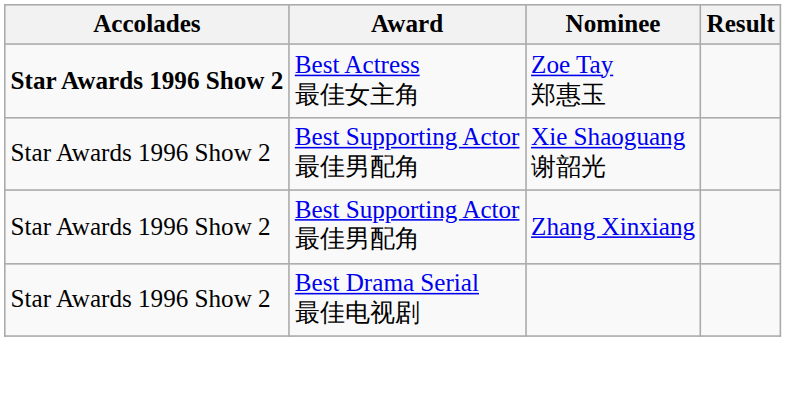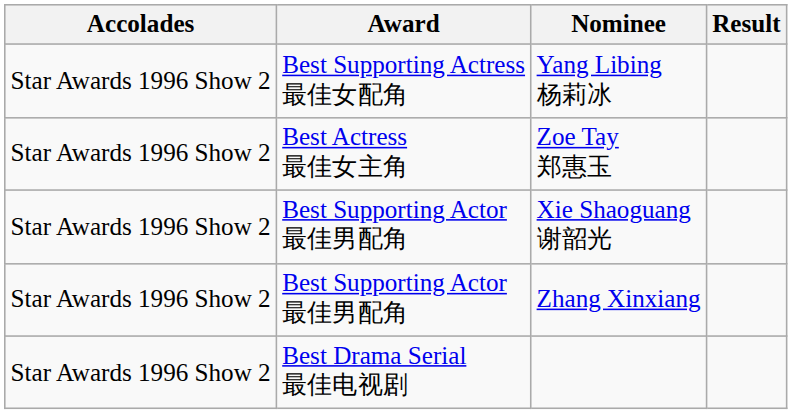+ row: (599, 79)
(147, 80) bold -> (141, 153) normal
